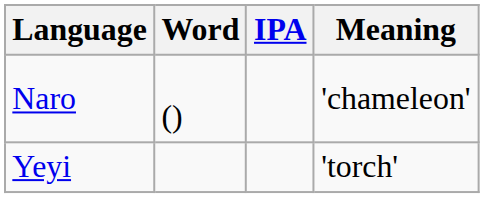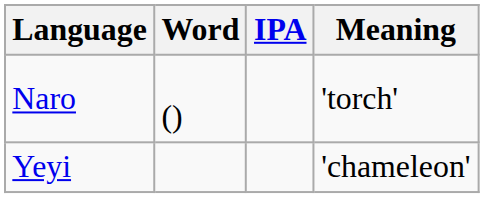(396, 98) 'chameleon' -> (360, 98) 'torch'
(360, 166) 'torch' -> (396, 166) 'chameleon'
